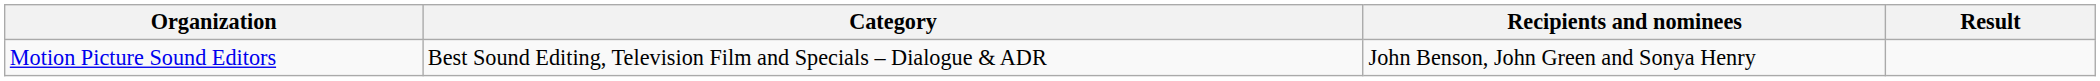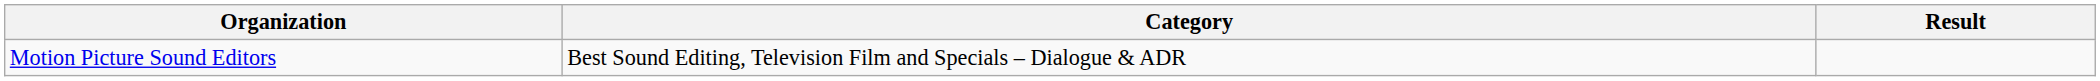- column: (1625, 22)
